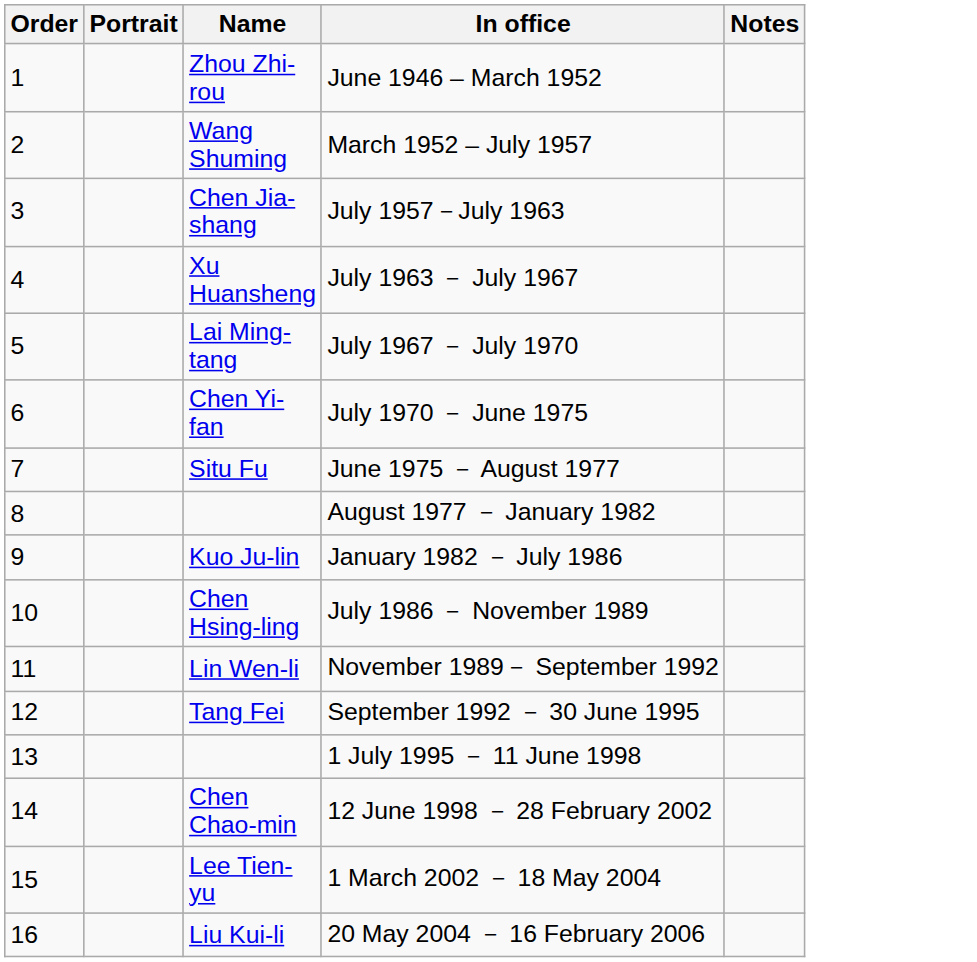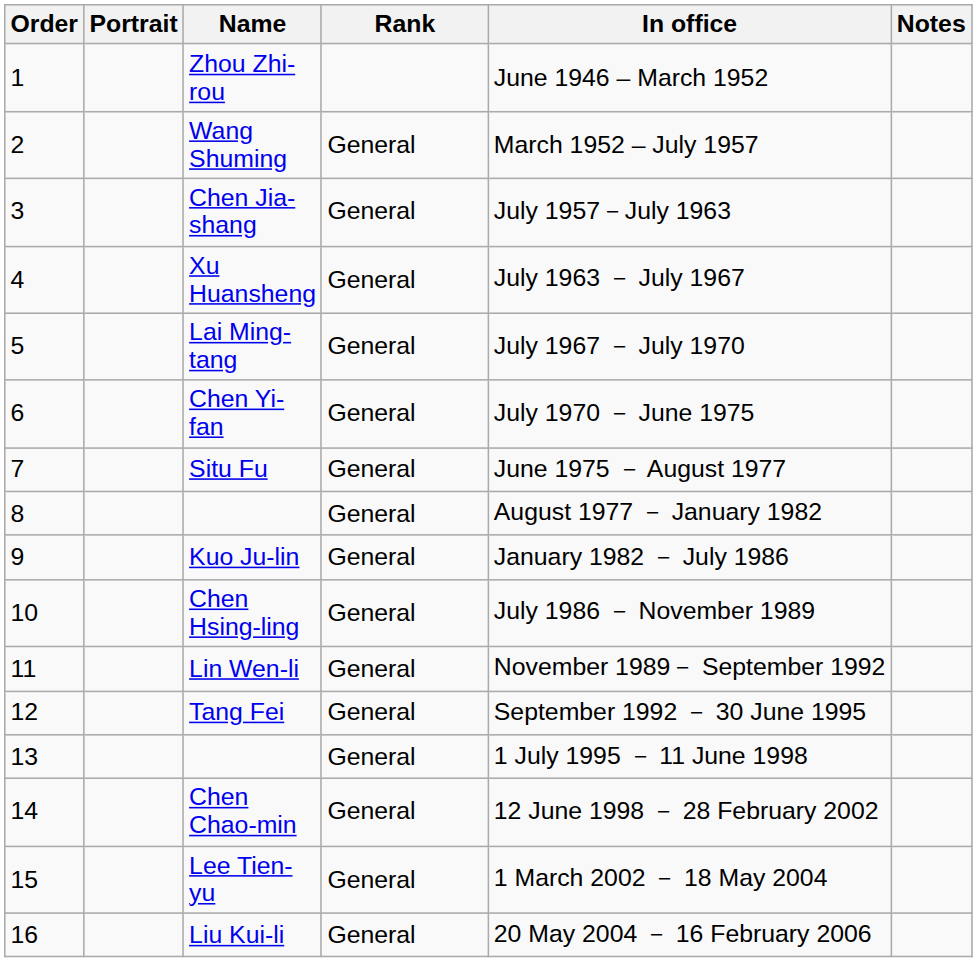+ column: (405, 24)
